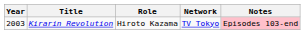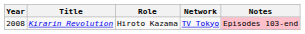(16, 23) 2003 -> (16, 23) 2008
